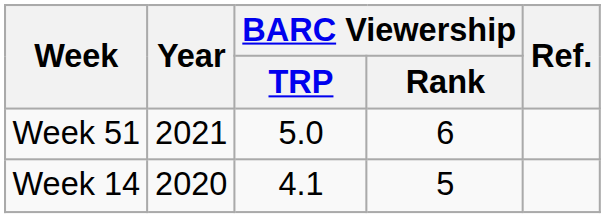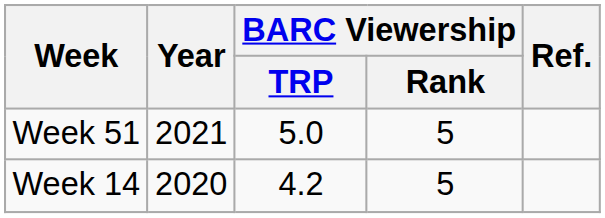(445, 133) 6 -> (445, 133) 5
(301, 184) 4.1 -> (301, 184) 4.2
